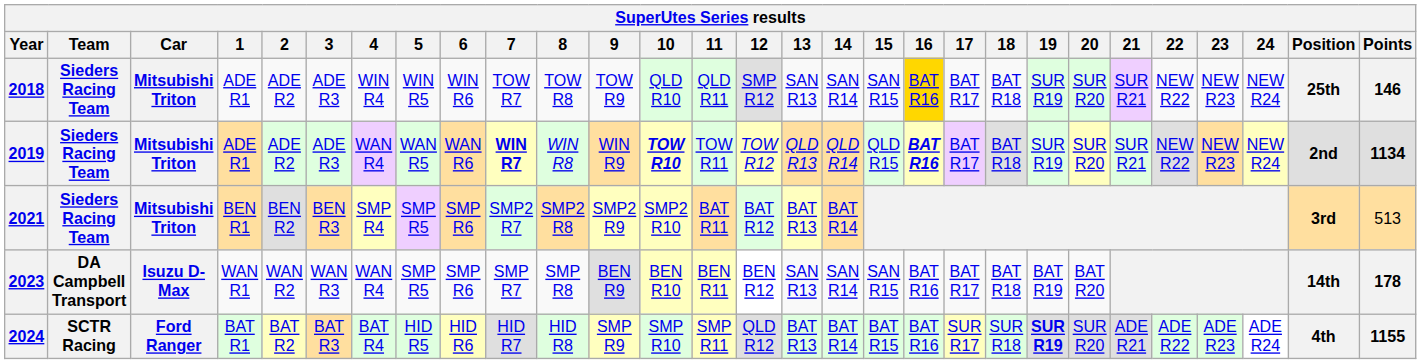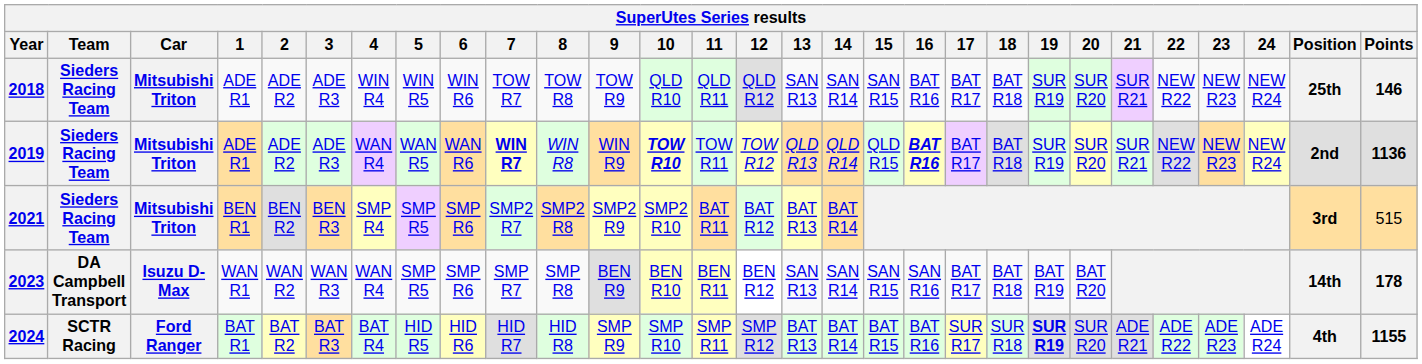(759, 90) SMP R12 -> (759, 90) QLD R12
(924, 90) gold background -> (924, 90) no background
(1388, 154) 1134 -> (1389, 154) 1136
(1388, 218) 513 -> (1389, 218) 515
(924, 282) BAT R16 -> (924, 282) SAN R16
(759, 336) QLD R12 -> (759, 336) SMP R12
